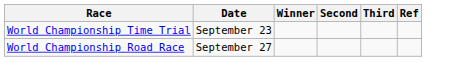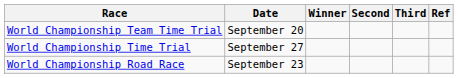+ row: (115, 30)
(234, 30) September 23 -> (266, 47) September 27
(234, 47) September 27 -> (266, 64) September 23
